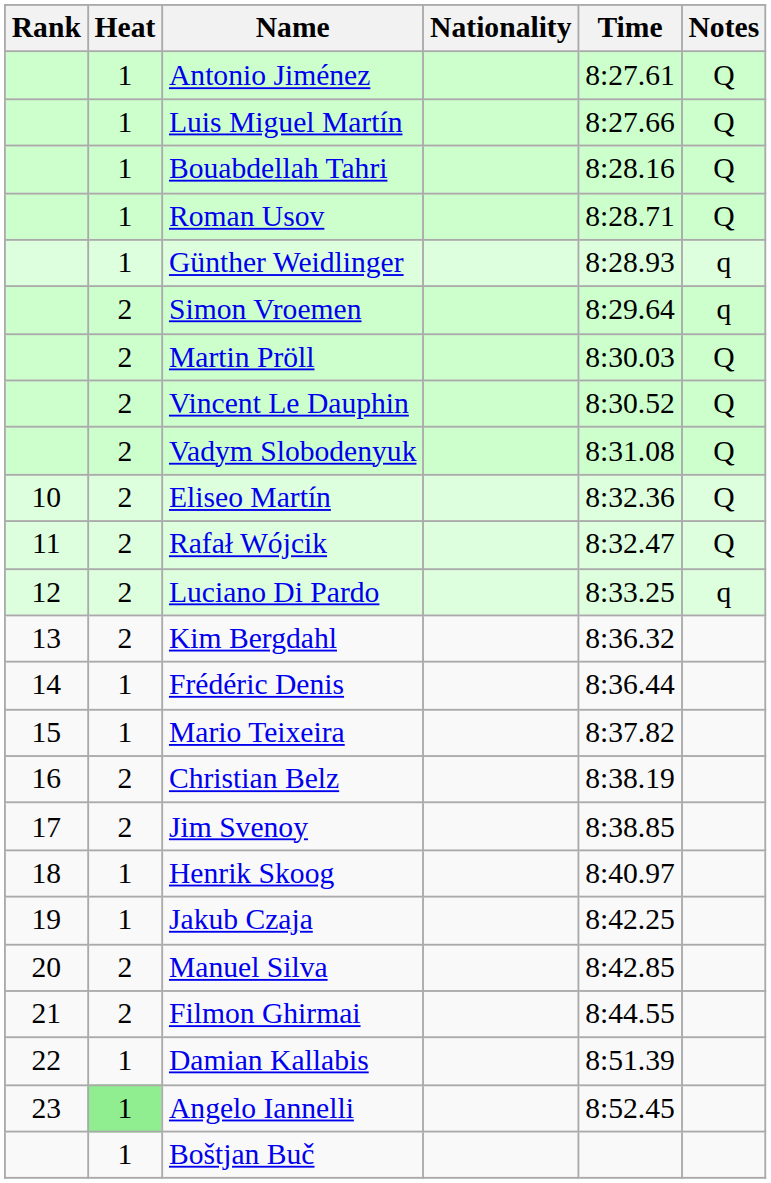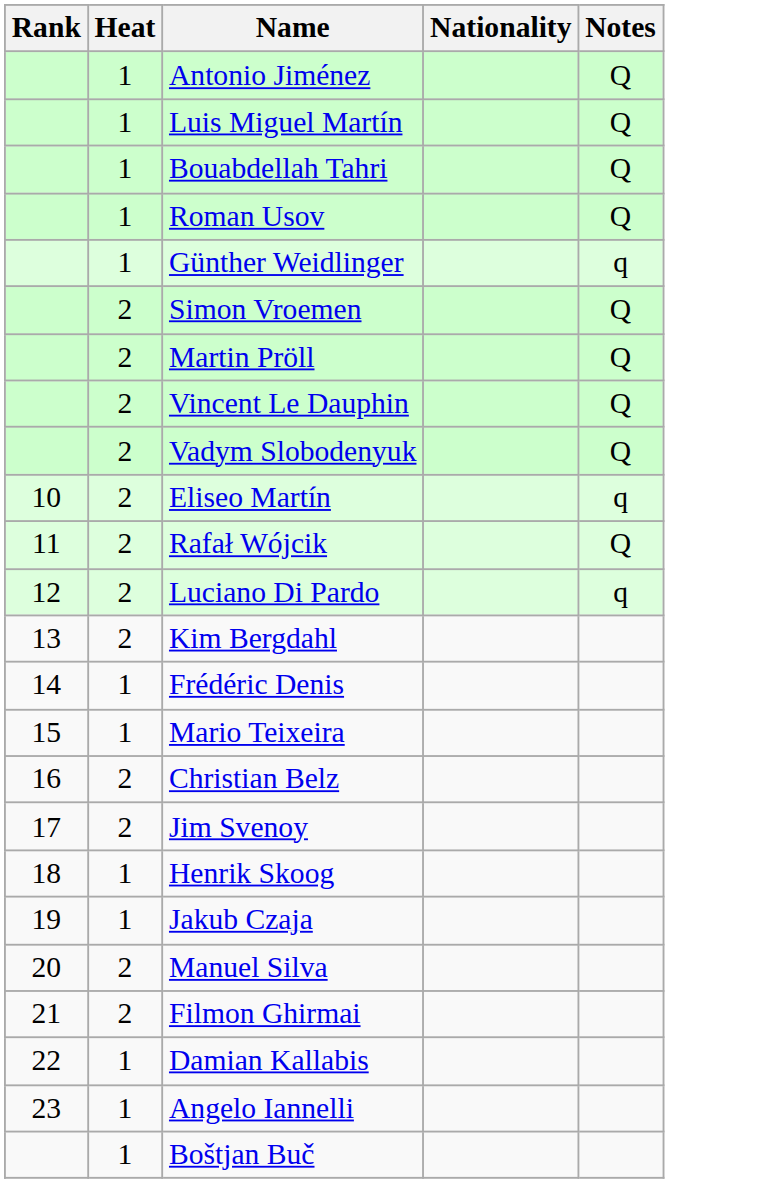- column: (630, 27)
(724, 309) q -> (621, 309) Q
(724, 497) Q -> (621, 497) q
(125, 1107) lightgreen background -> (125, 1107) no background
